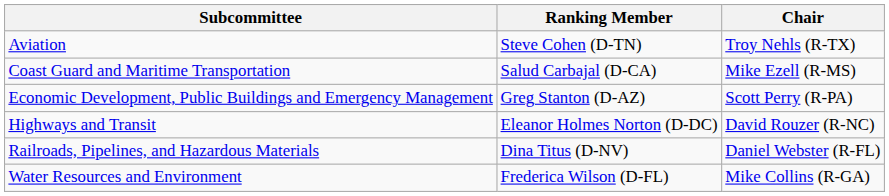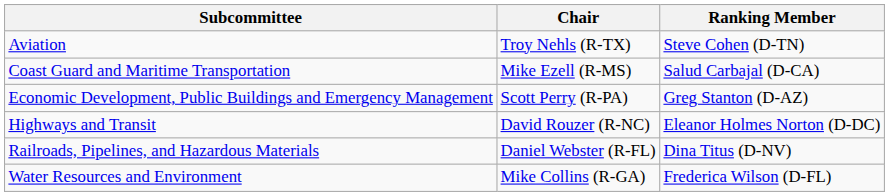columns swapped: (803, 17) <-> (609, 17)
